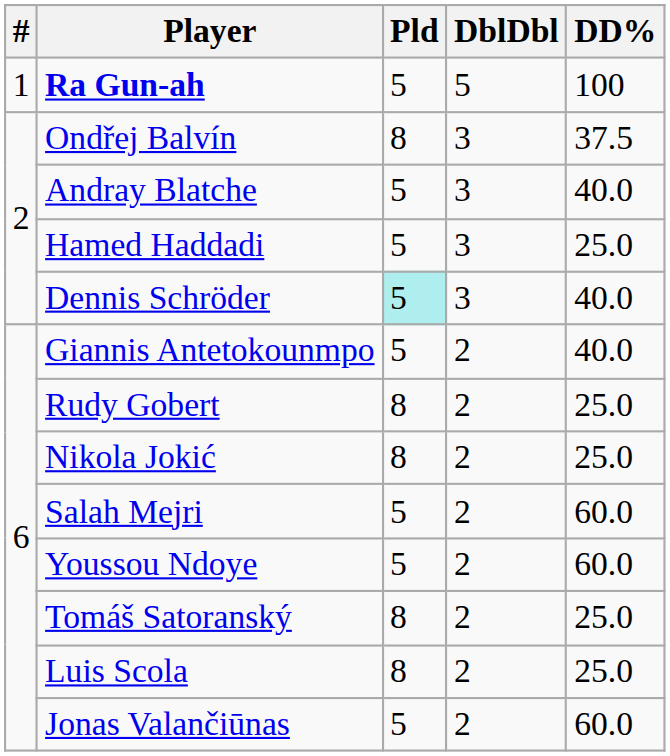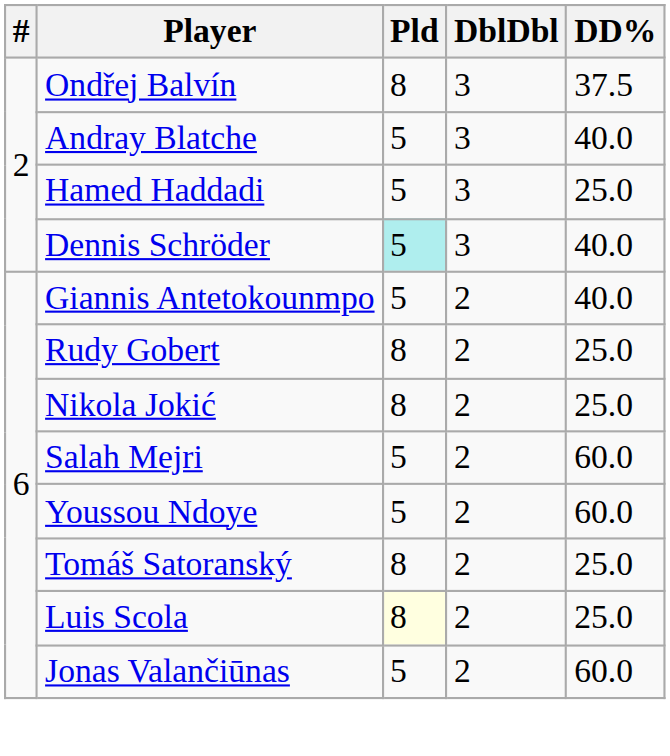- row: (125, 84)
(398, 670) no background -> (398, 617) lightyellow background
